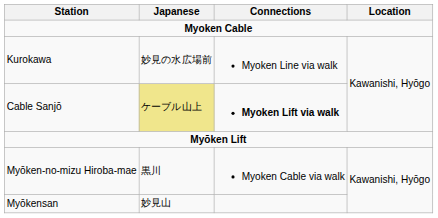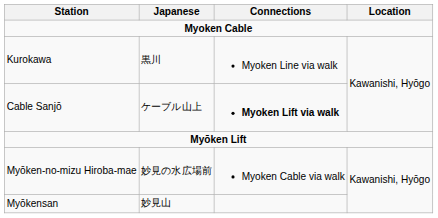(177, 59) 妙見の水広場前 -> (151, 59) 黒川
(171, 107) khaki background -> (171, 107) no background
(151, 170) 黒川 -> (177, 170) 妙見の水広場前
